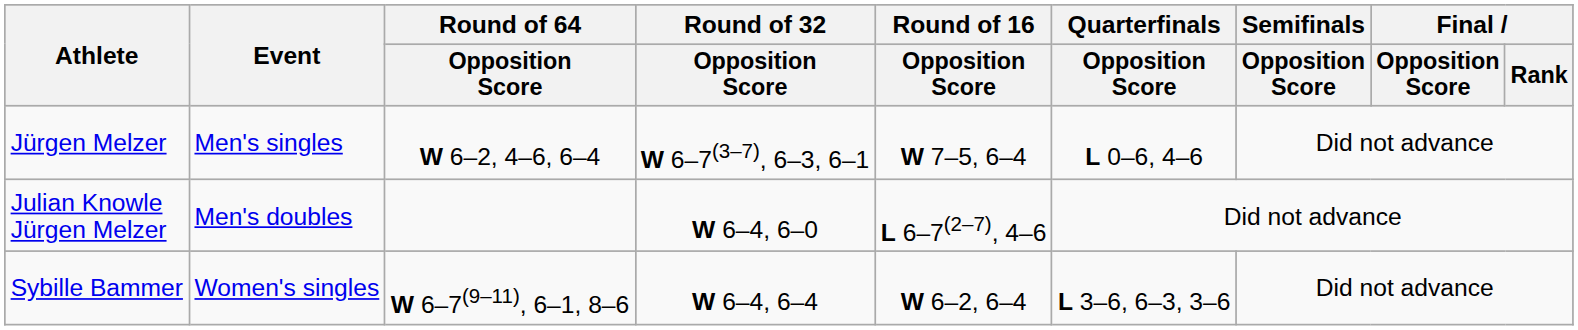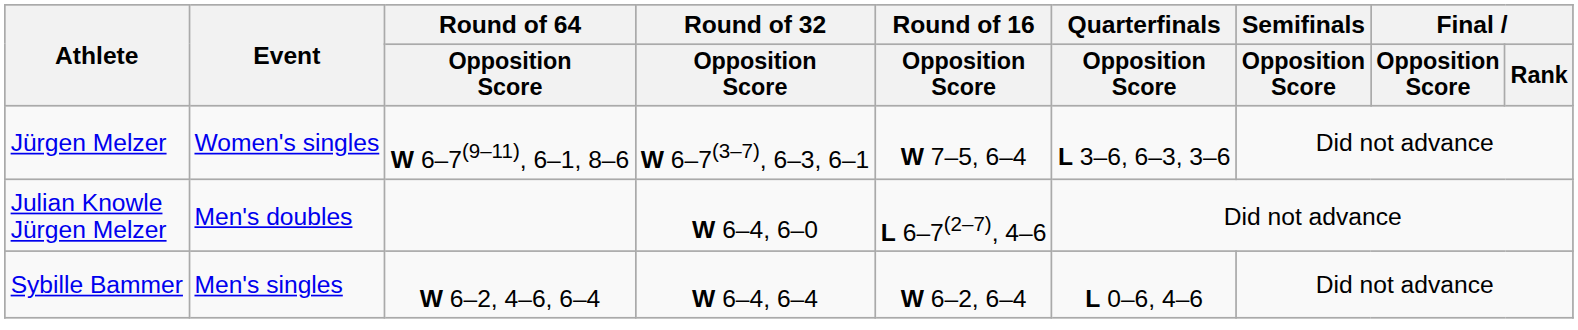(269, 143) Men's singles -> (287, 143) Women's singles
(510, 157) W 6–2, 4–6, 6–4 -> (510, 157) W 6–7(9–11), 6–1, 8–6
(1144, 157) L 0–6, 4–6 -> (1144, 157) L 3–6, 6–3, 3–6
(287, 288) Women's singles -> (269, 285) Men's singles
(510, 302) W 6–7(9–11), 6–1, 8–6 -> (510, 299) W 6–2, 4–6, 6–4
(1144, 302) L 3–6, 6–3, 3–6 -> (1144, 299) L 0–6, 4–6
